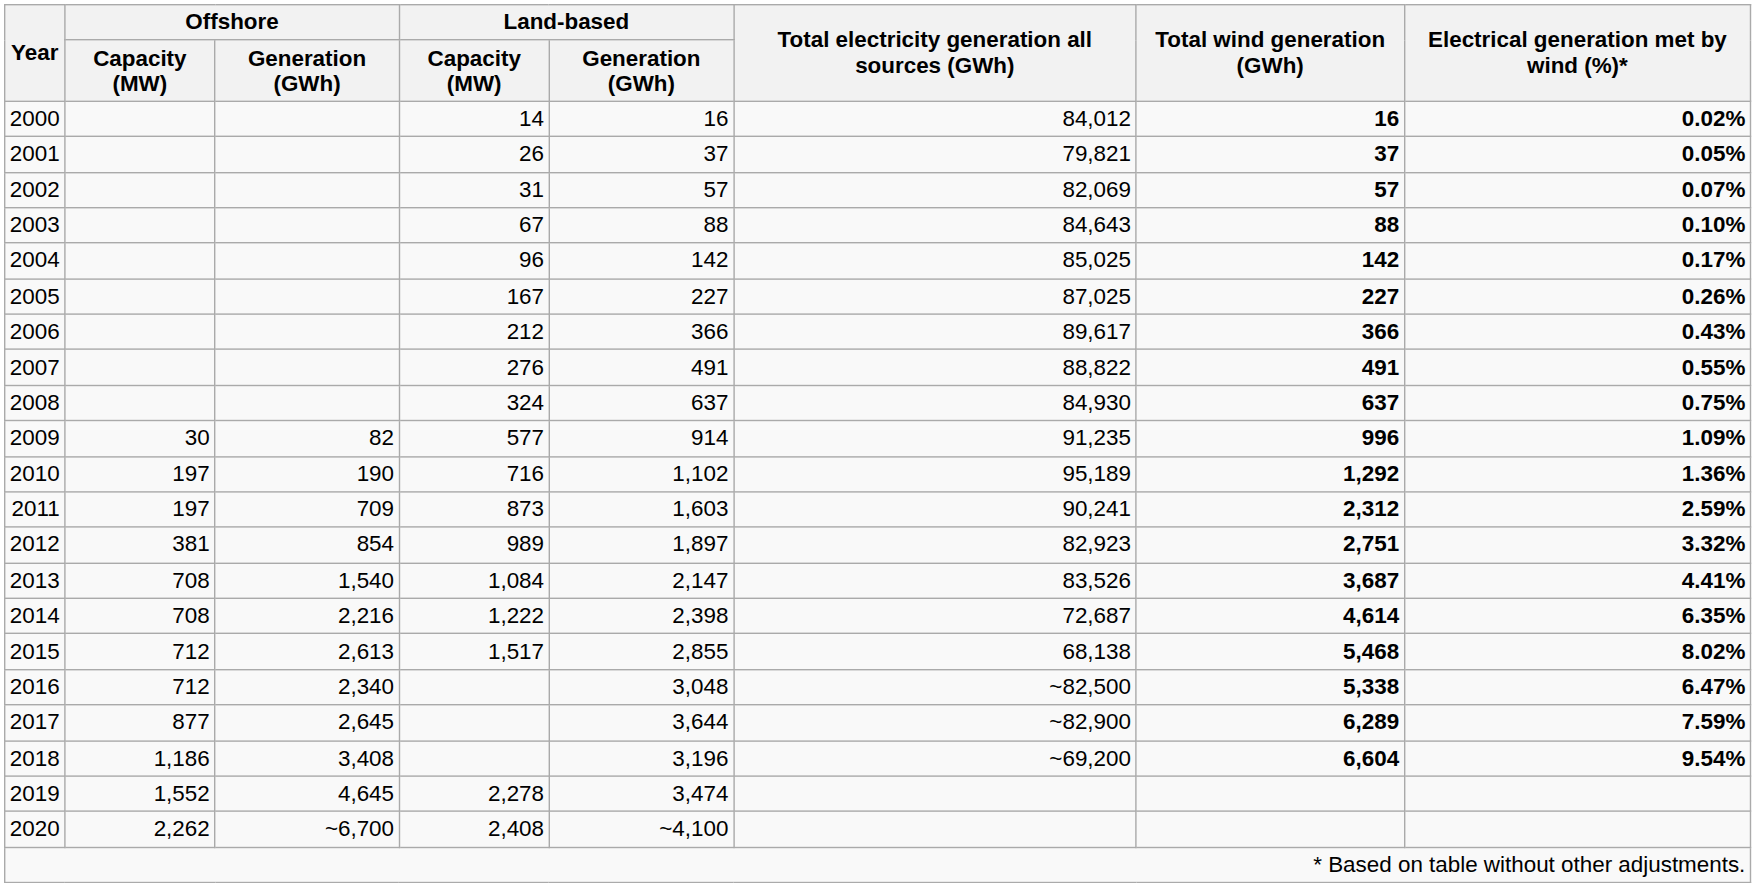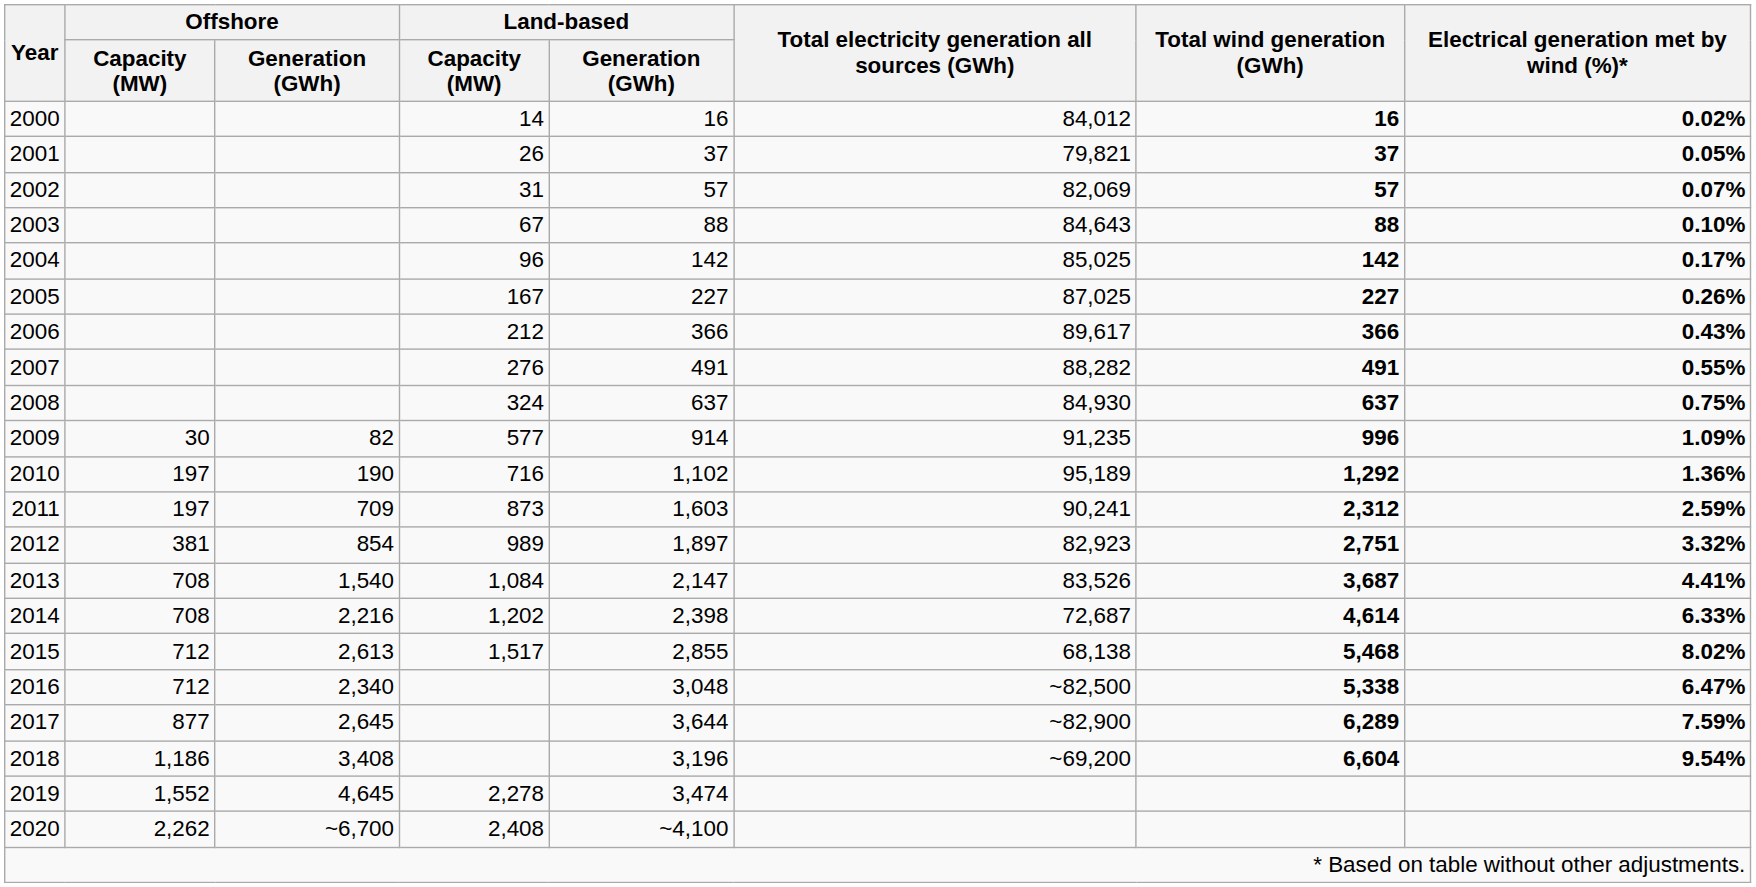(1097, 367) 88,822 -> (1097, 367) 88,282
(516, 615) 1,222 -> (516, 615) 1,202
(1714, 615) 6.35% -> (1714, 615) 6.33%
